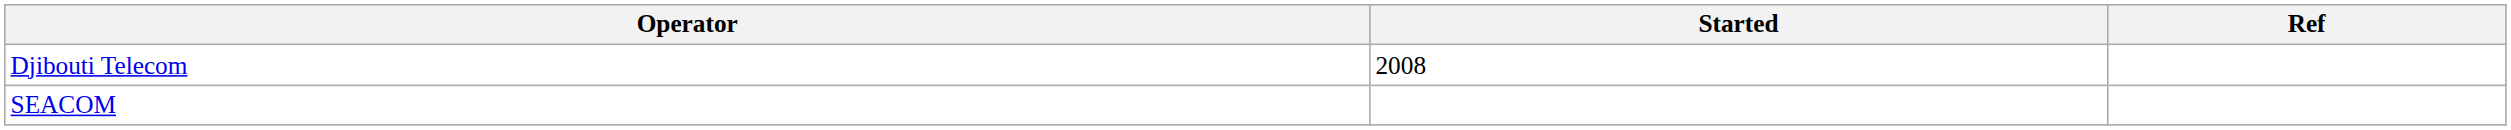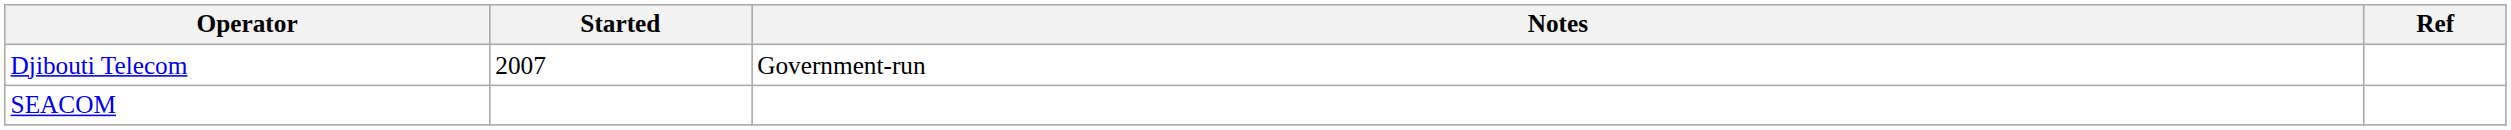+ column: (1558, 24)
(1401, 64) 2008 -> (521, 64) 2007
